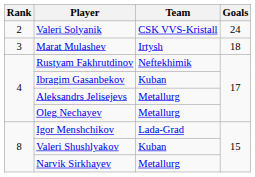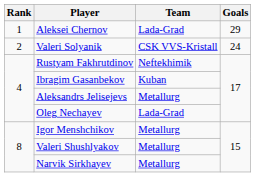+ row: (72, 29)
- row: (71, 46)
(159, 113) Metallurg -> (161, 113) Lada-Grad
(161, 130) Lada-Grad -> (159, 130) Metallurg
(152, 146) Kuban -> (159, 146) Metallurg
